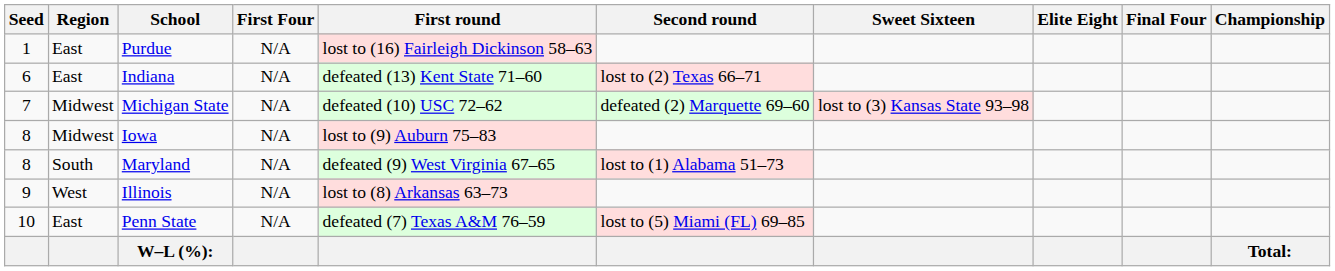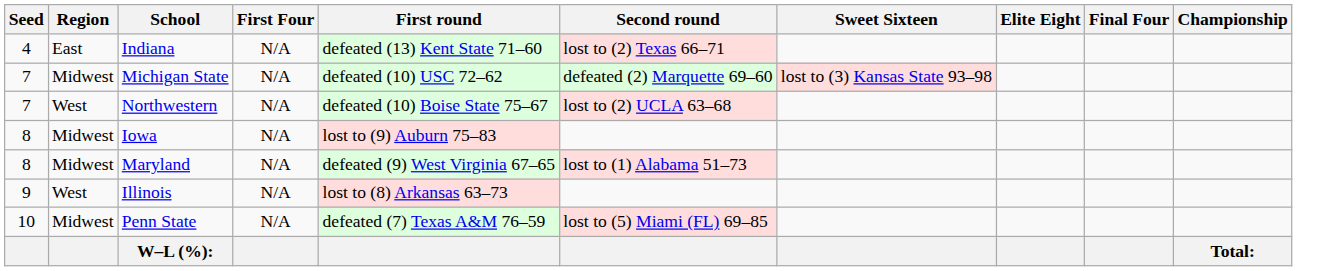- row: (147, 48)
(26, 77) 6 -> (26, 48) 4
+ row: (170, 106)
(73, 164) South -> (83, 164) Midwest
(67, 222) East -> (83, 222) Midwest
